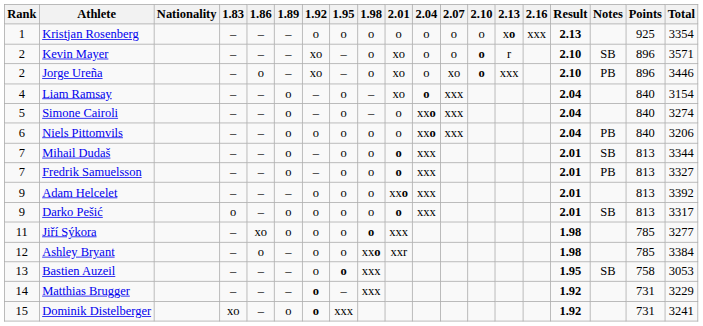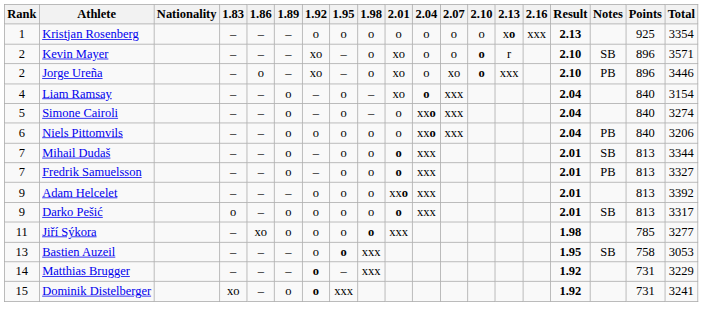- row: (78, 251)
